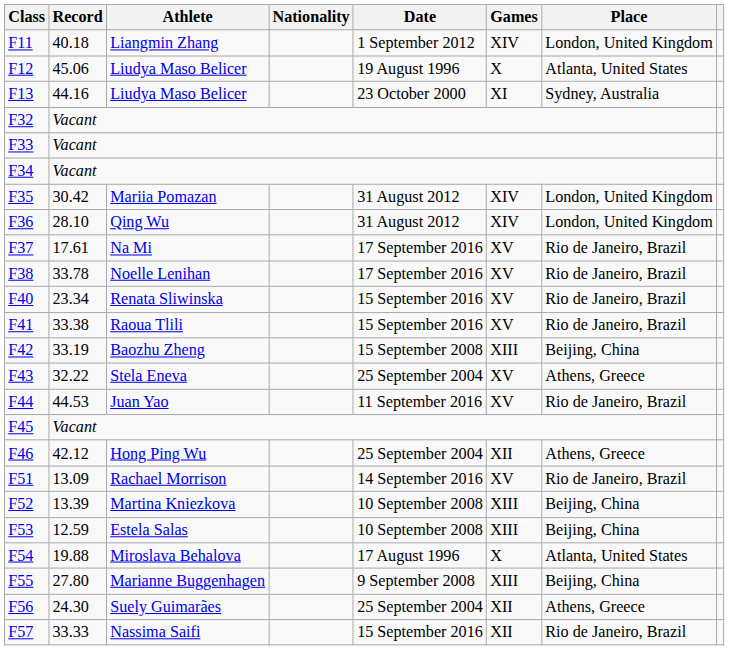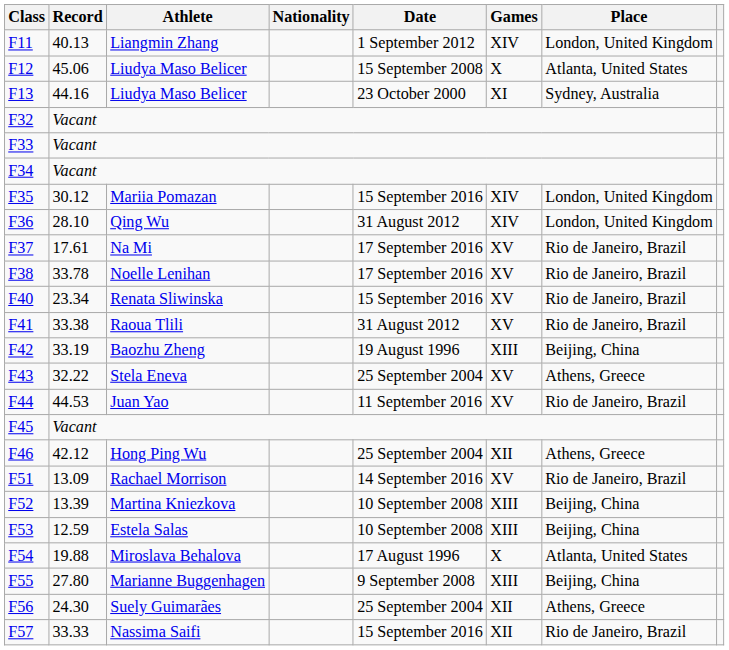(71, 42) 40.18 -> (71, 42) 40.13
(408, 68) 19 August 1996 -> (420, 68) 15 September 2008
(71, 196) 30.42 -> (71, 196) 30.12
(408, 196) 31 August 2012 -> (420, 196) 15 September 2016
(420, 324) 15 September 2016 -> (408, 324) 31 August 2012
(420, 350) 15 September 2008 -> (408, 350) 19 August 1996
